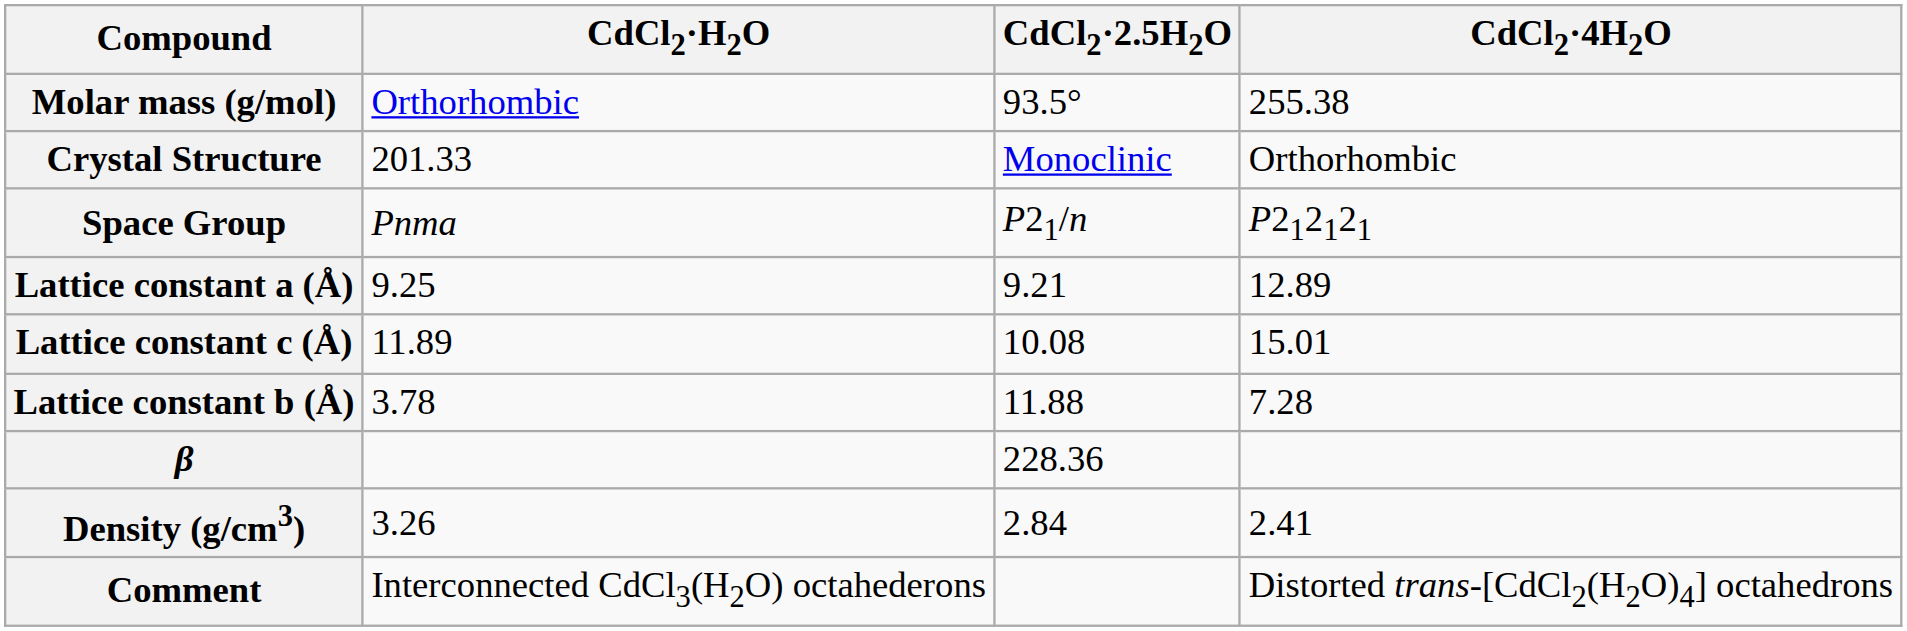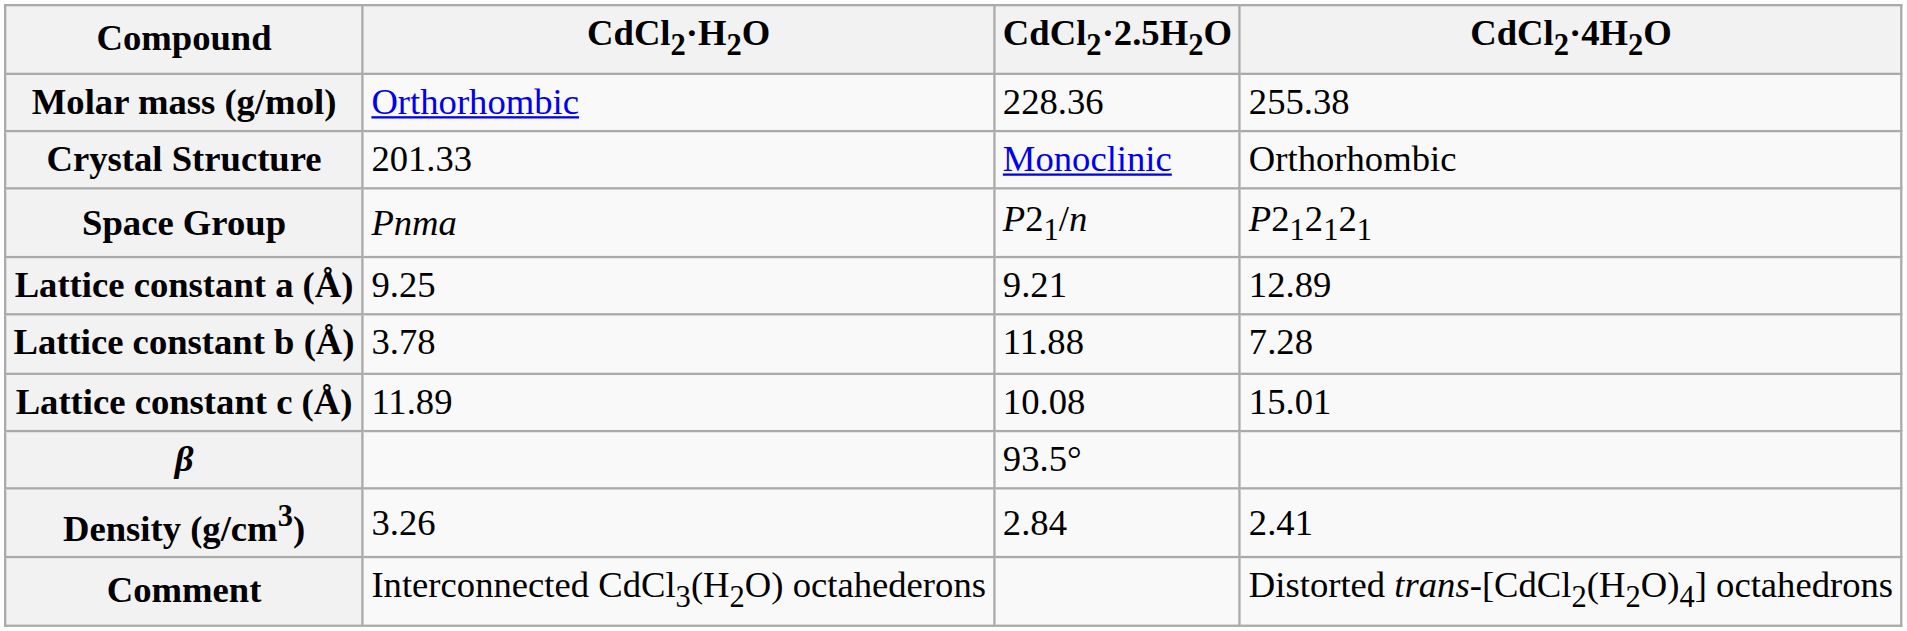(1042, 101) 93.5° -> (1053, 101) 228.36
rows swapped: (184, 401) <-> (184, 343)
(1053, 459) 228.36 -> (1042, 459) 93.5°
